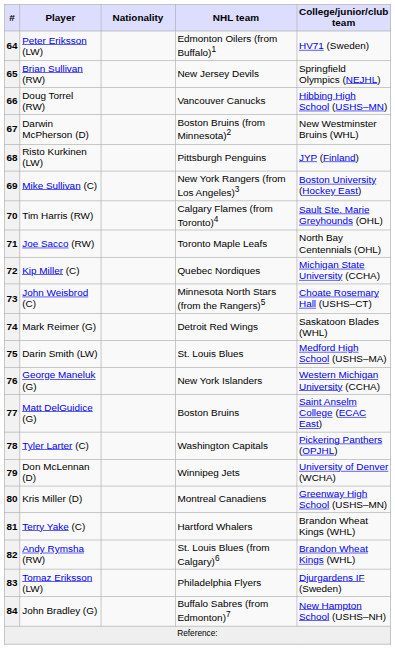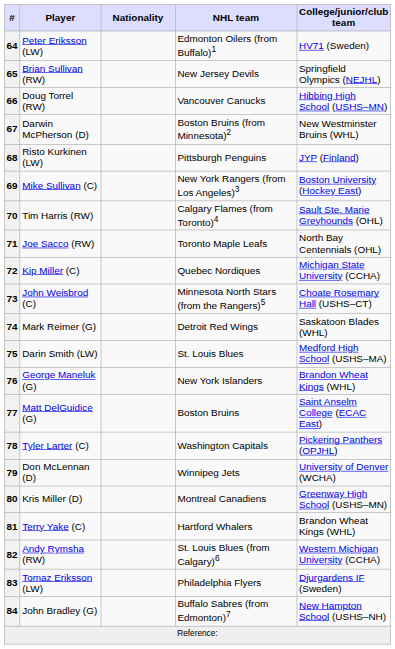(339, 380) Western Michigan University (CCHA) -> (333, 380) Brandon Wheat Kings (WHL)
(333, 554) Brandon Wheat Kings (WHL) -> (339, 554) Western Michigan University (CCHA)
